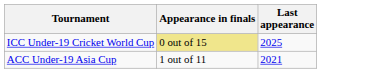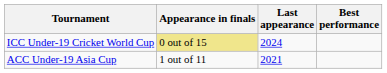+ column: (349, 19)
(271, 42) 2025 -> (271, 42) 2024
